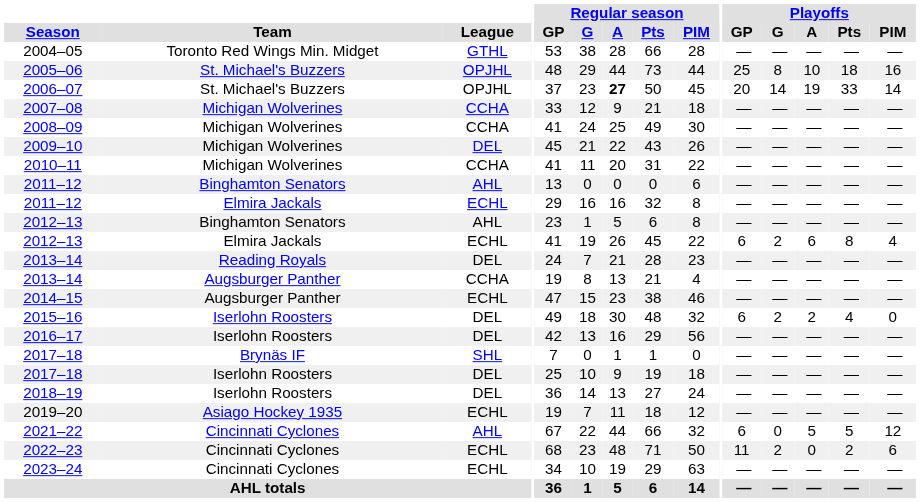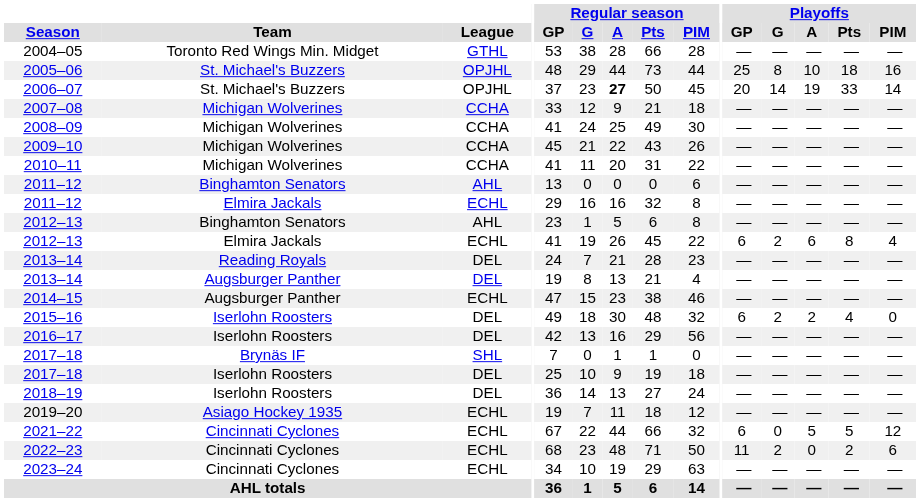(487, 146) DEL -> (487, 146) CCHA
(487, 279) CCHA -> (487, 279) DEL
(487, 431) AHL -> (487, 431) ECHL
